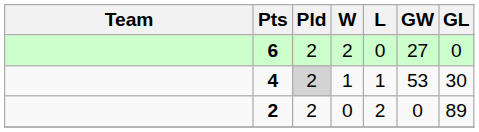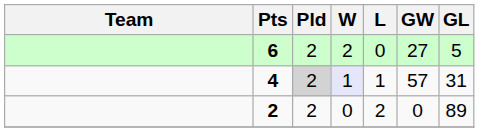(456, 50) 0 -> (456, 50) 5
(347, 80) no background -> (347, 80) lavender background
(418, 80) 53 -> (418, 80) 57
(456, 80) 30 -> (456, 80) 31
